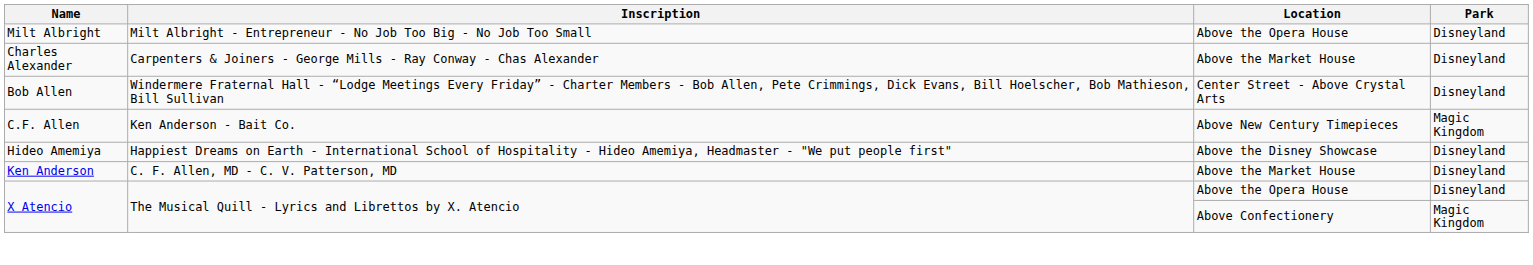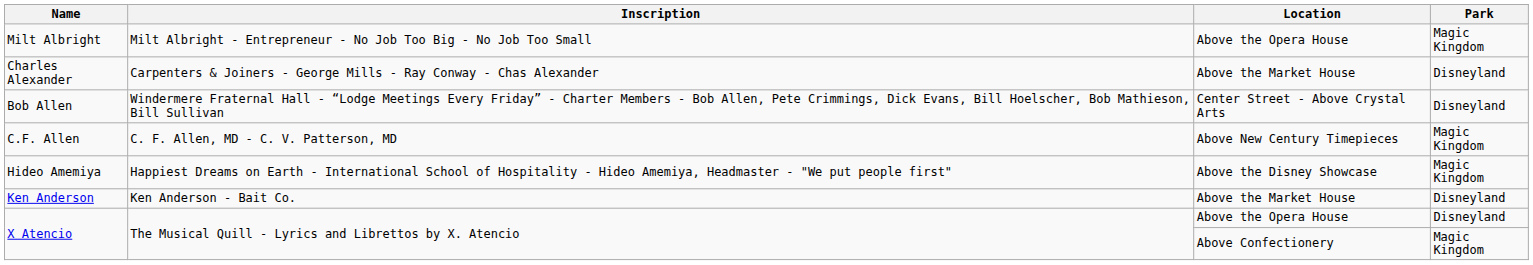(1469, 34) Disneyland -> (1459, 41) Magic Kingdom
(213, 126) Ken Anderson - Bait Co. -> (264, 139) C. F. Allen, MD - C. V. Patterson, MD
(1469, 152) Disneyland -> (1459, 172) Magic Kingdom
(264, 171) C. F. Allen, MD - C. V. Patterson, MD -> (213, 198) Ken Anderson - Bait Co.
